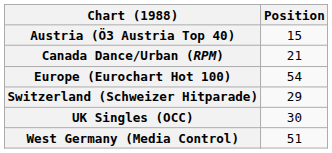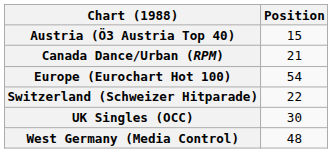(294, 97) 29 -> (294, 97) 22
(294, 138) 51 -> (294, 138) 48
